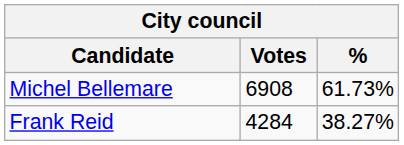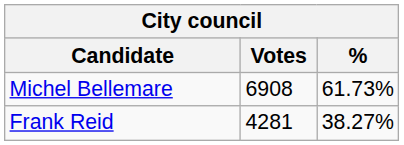(269, 122) 4284 -> (269, 122) 4281
